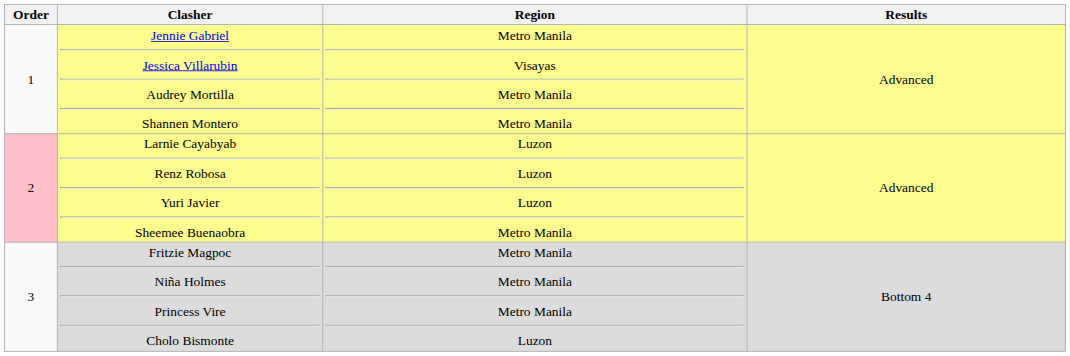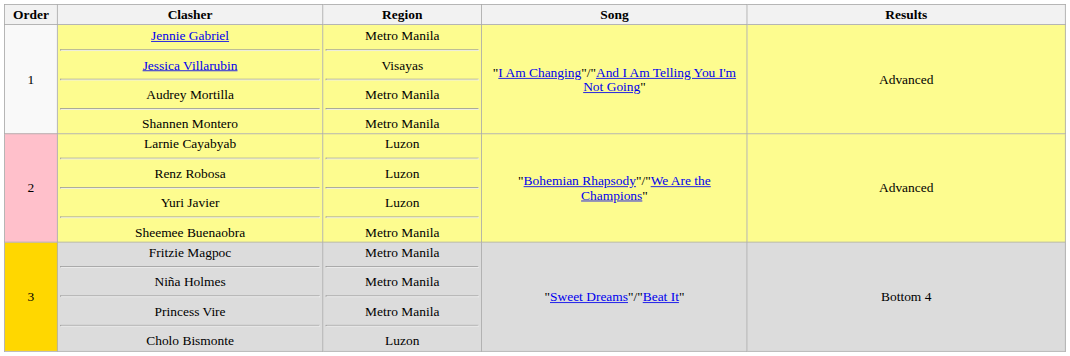+ column: (614, 15)
(31, 297) no background -> (31, 297) gold background
